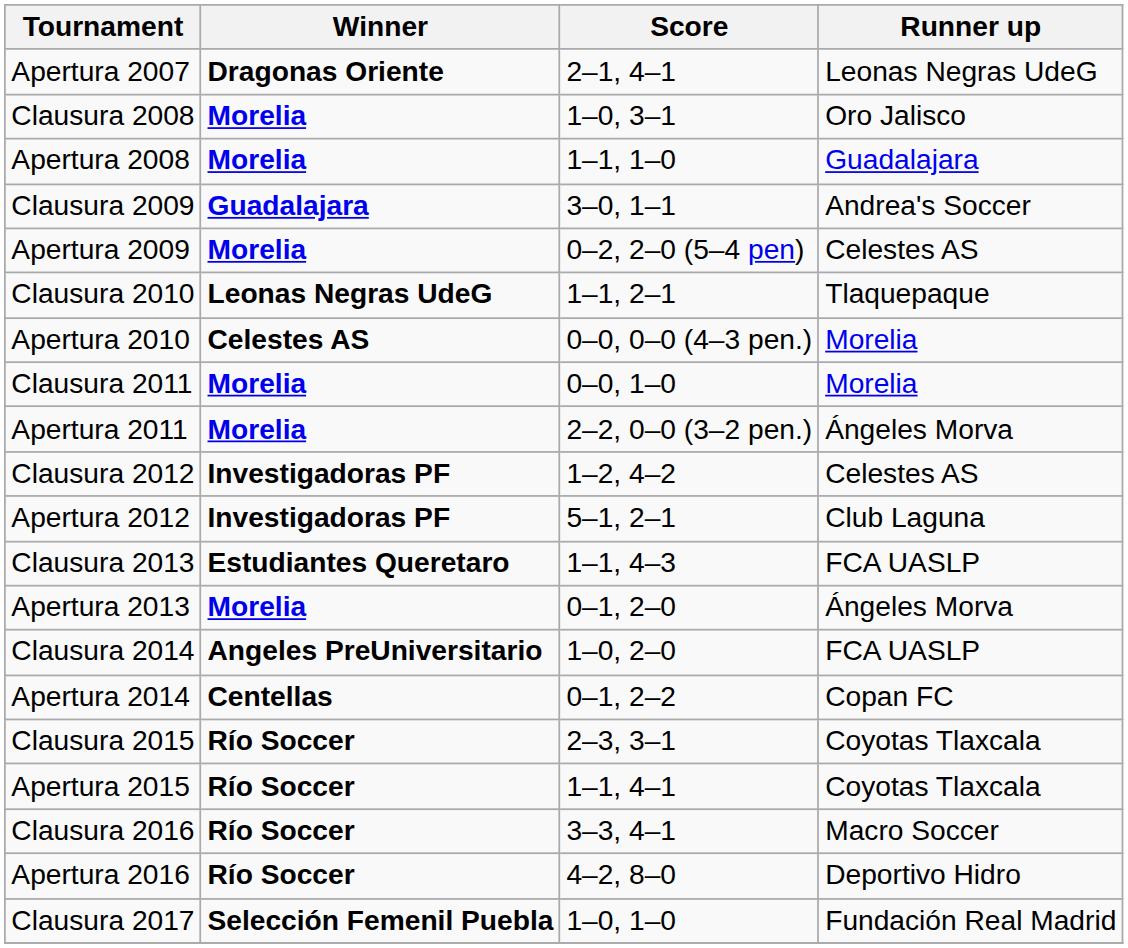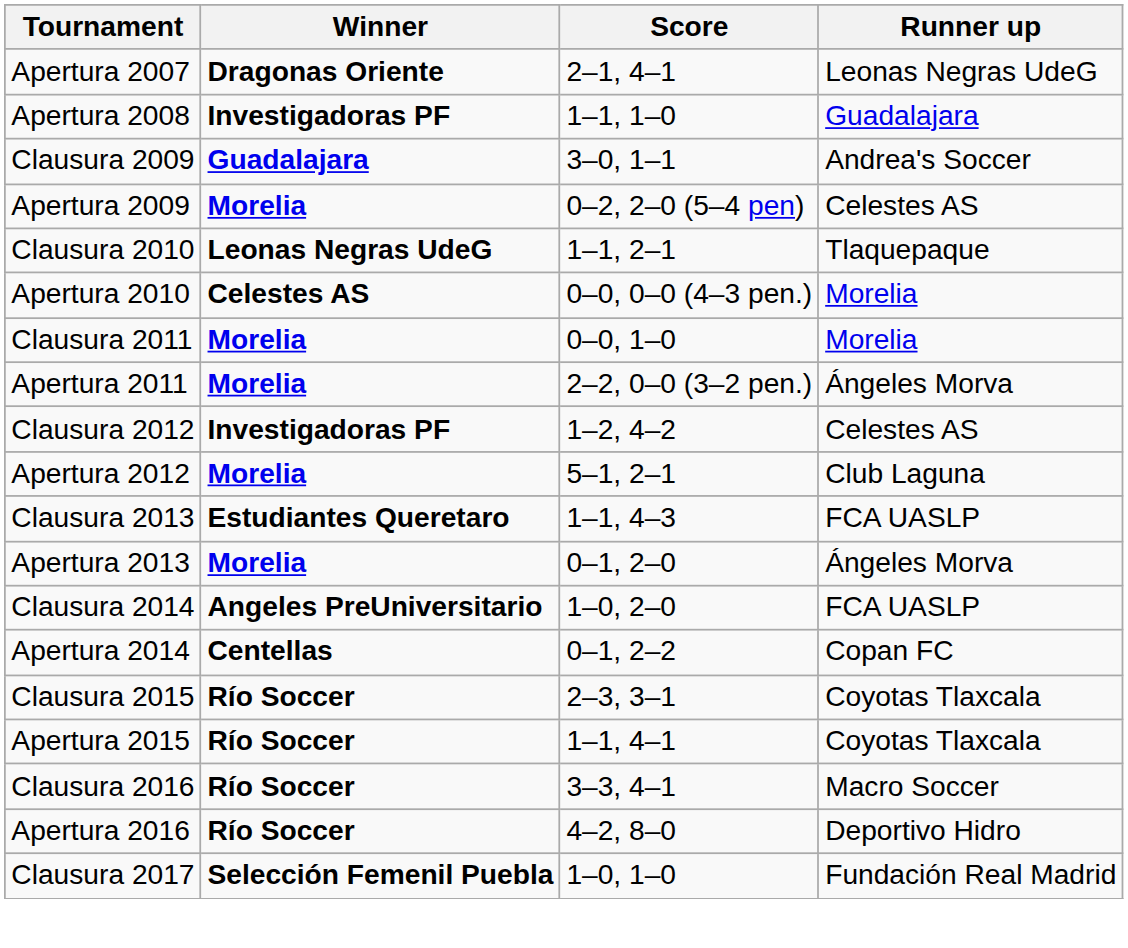- row: (103, 116)
(257, 160) Morelia -> (329, 116) Investigadoras PF
(329, 518) Investigadoras PF -> (257, 473) Morelia
